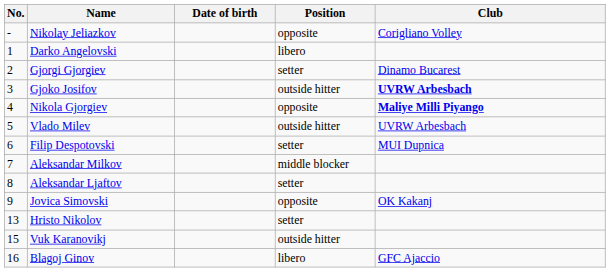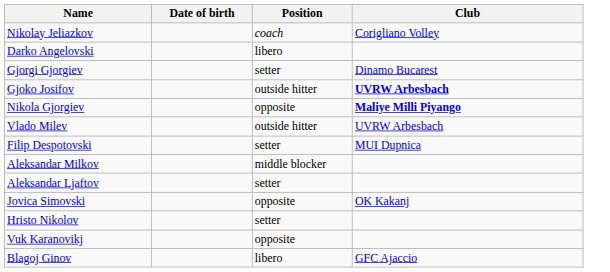- column: (16, 13)
(298, 32) opposite -> (269, 32) coach
(309, 239) outside hitter -> (275, 239) opposite
